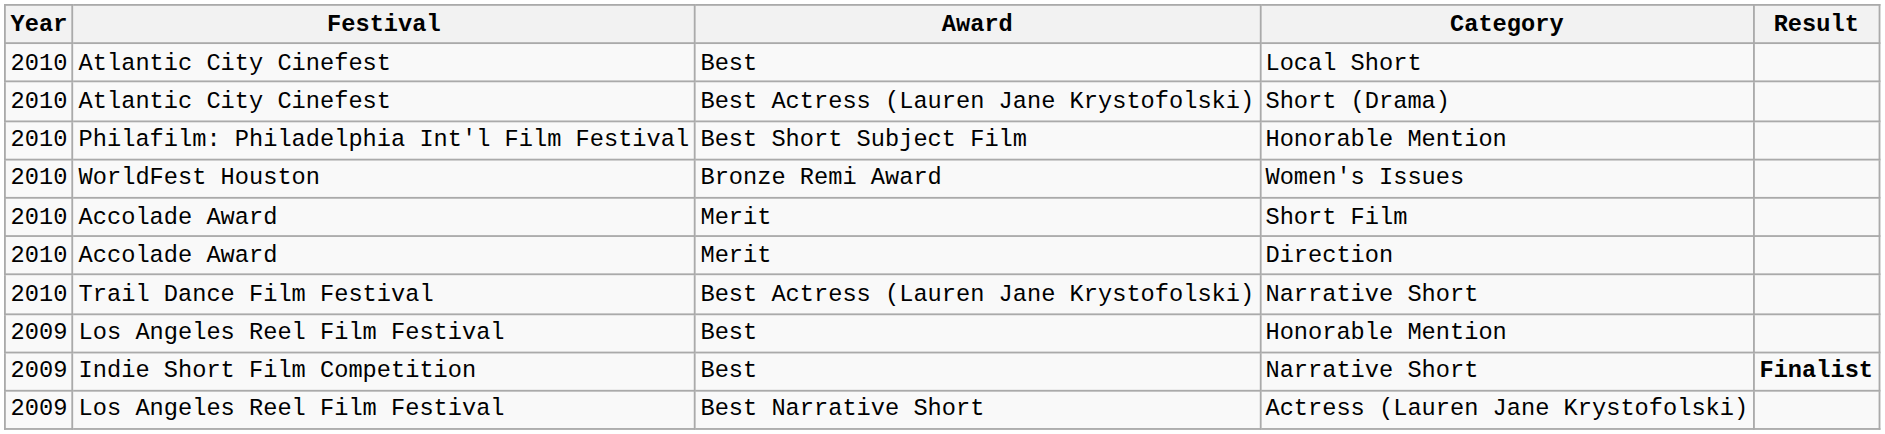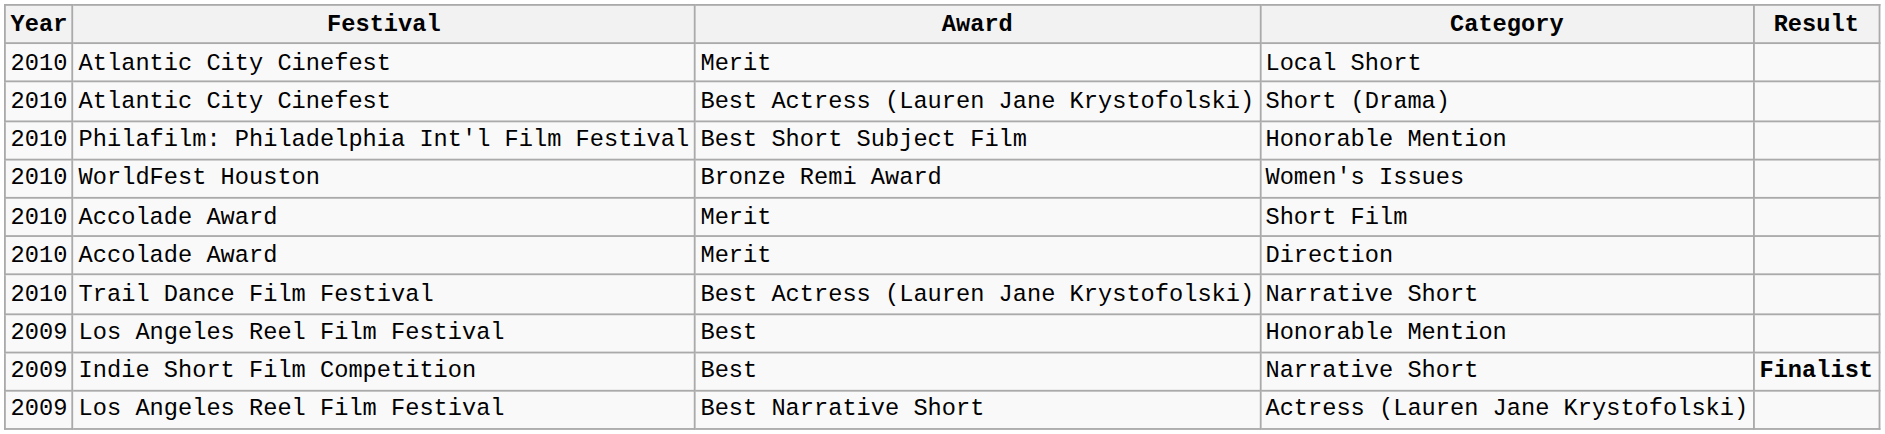(729, 63) Best -> (736, 63) Merit
